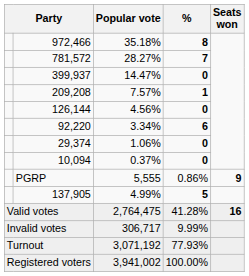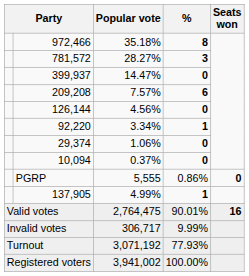(205, 59) 7 -> (205, 59) 3
(205, 93) 1 -> (205, 93) 6
(205, 127) 6 -> (205, 127) 1
(239, 178) 9 -> (239, 178) 0
(205, 195) 5 -> (205, 195) 1
(190, 212) 41.28% -> (190, 212) 90.01%
